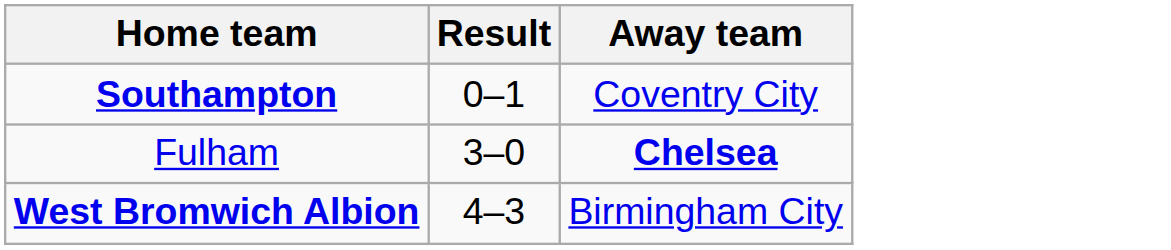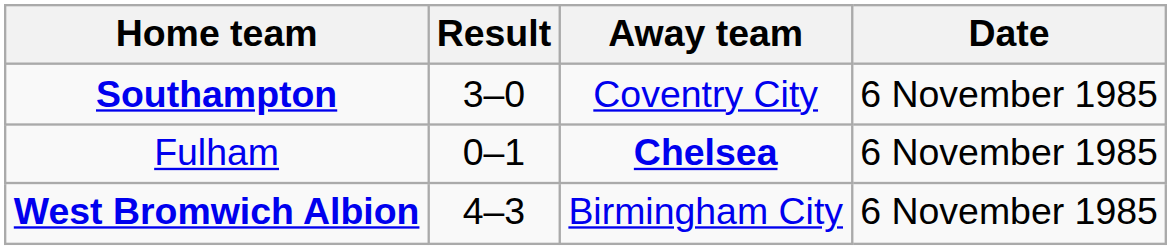+ column: (1009, 34)
(494, 93) 0–1 -> (494, 93) 3–0
(494, 152) 3–0 -> (494, 152) 0–1
